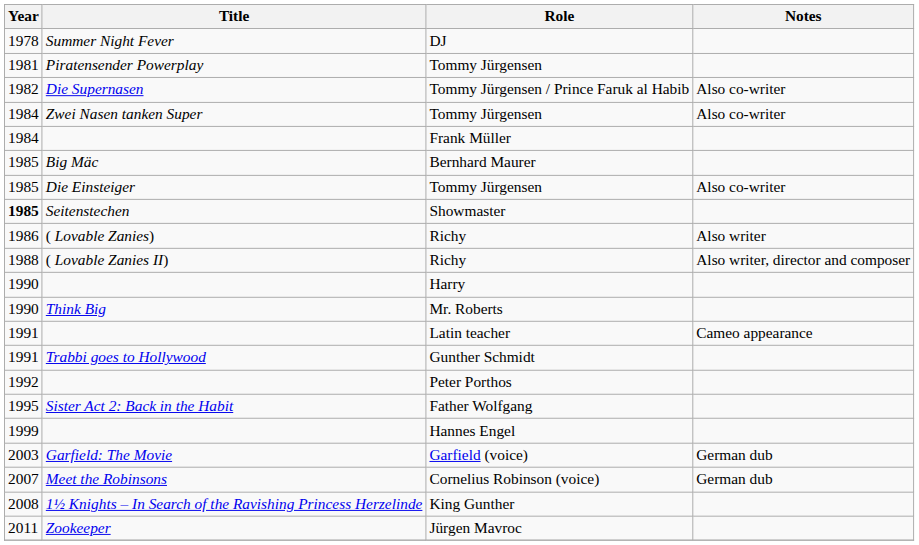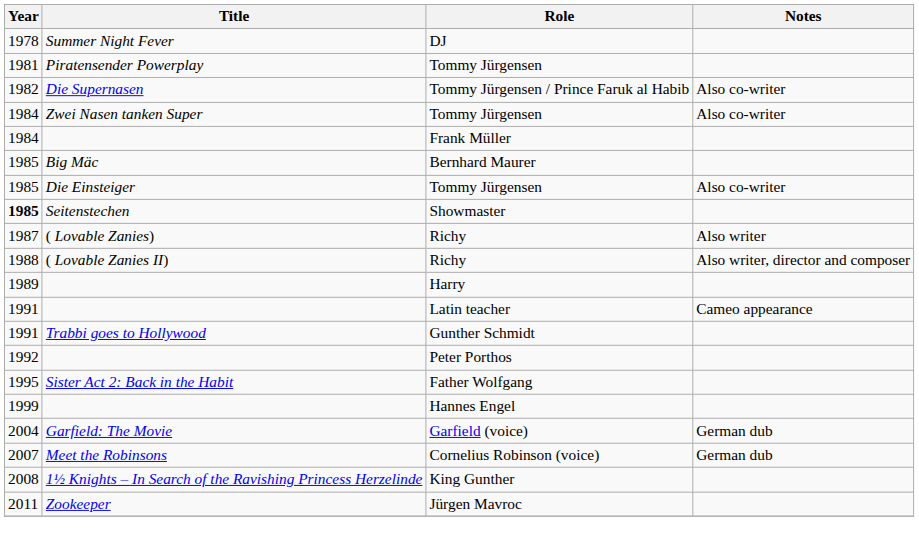(23, 235) 1986 -> (23, 235) 1987
(23, 284) 1990 -> (23, 284) 1989
- row: (76, 308)
(23, 455) 2003 -> (23, 430) 2004
